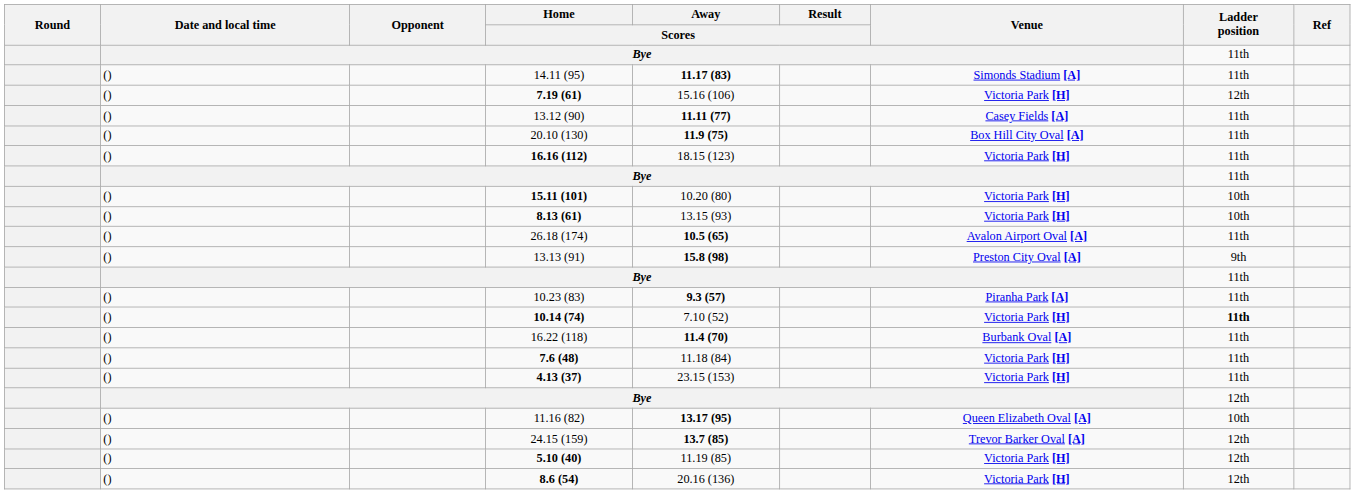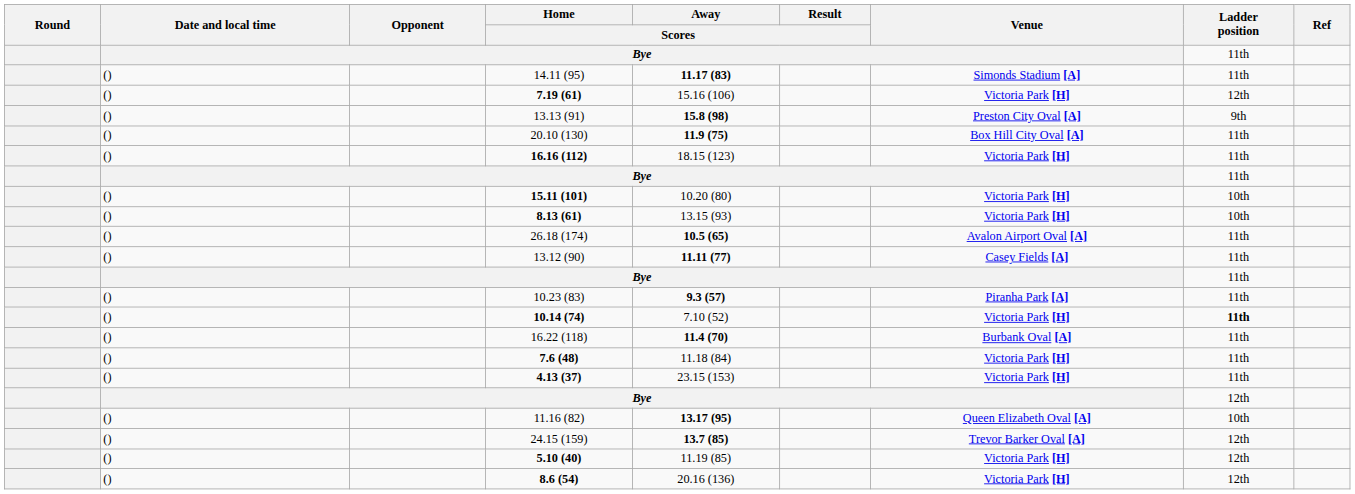rows swapped: (107, 257) <-> (107, 115)
